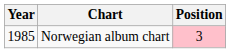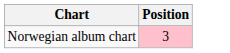- column: (21, 15)
